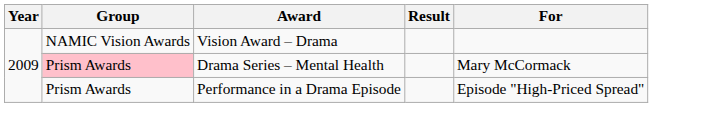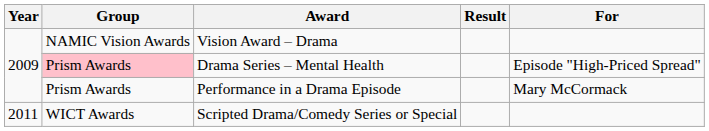(514, 65) Mary McCormack -> (607, 65) Episode "High-Priced Spread"
(551, 89) Episode "High-Priced Spread" -> (570, 89) Mary McCormack
+ row: (327, 114)
